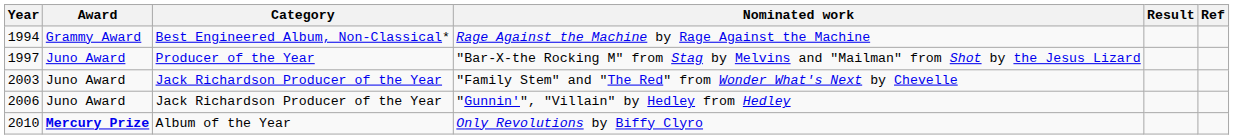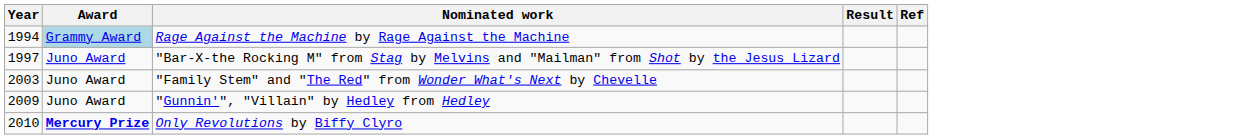- column: (303, 15)
(94, 37) no background -> (94, 37) lightblue background
(24, 102) 2006 -> (24, 102) 2009
